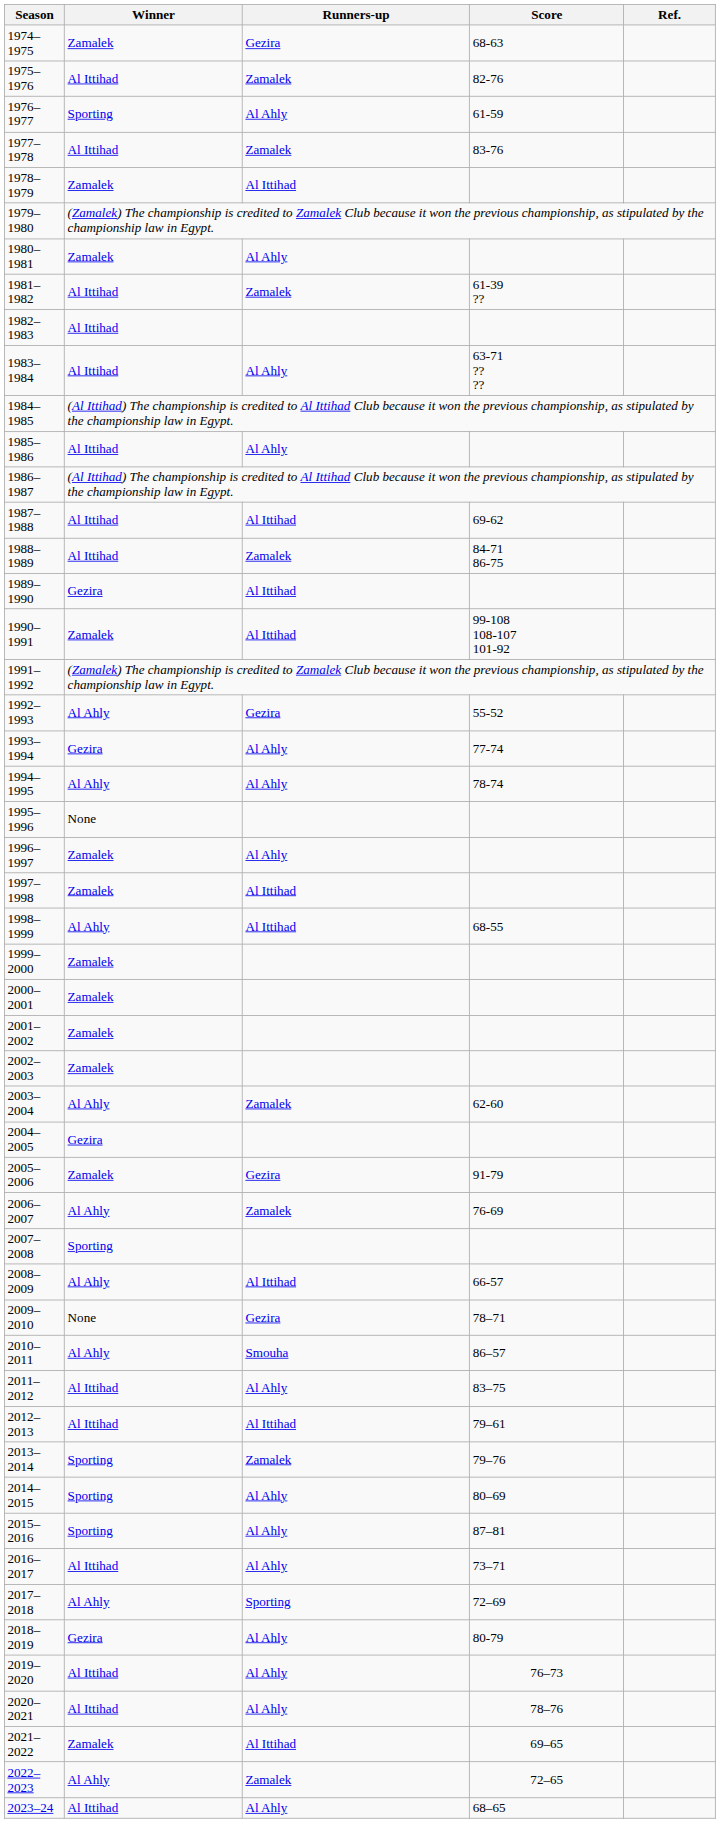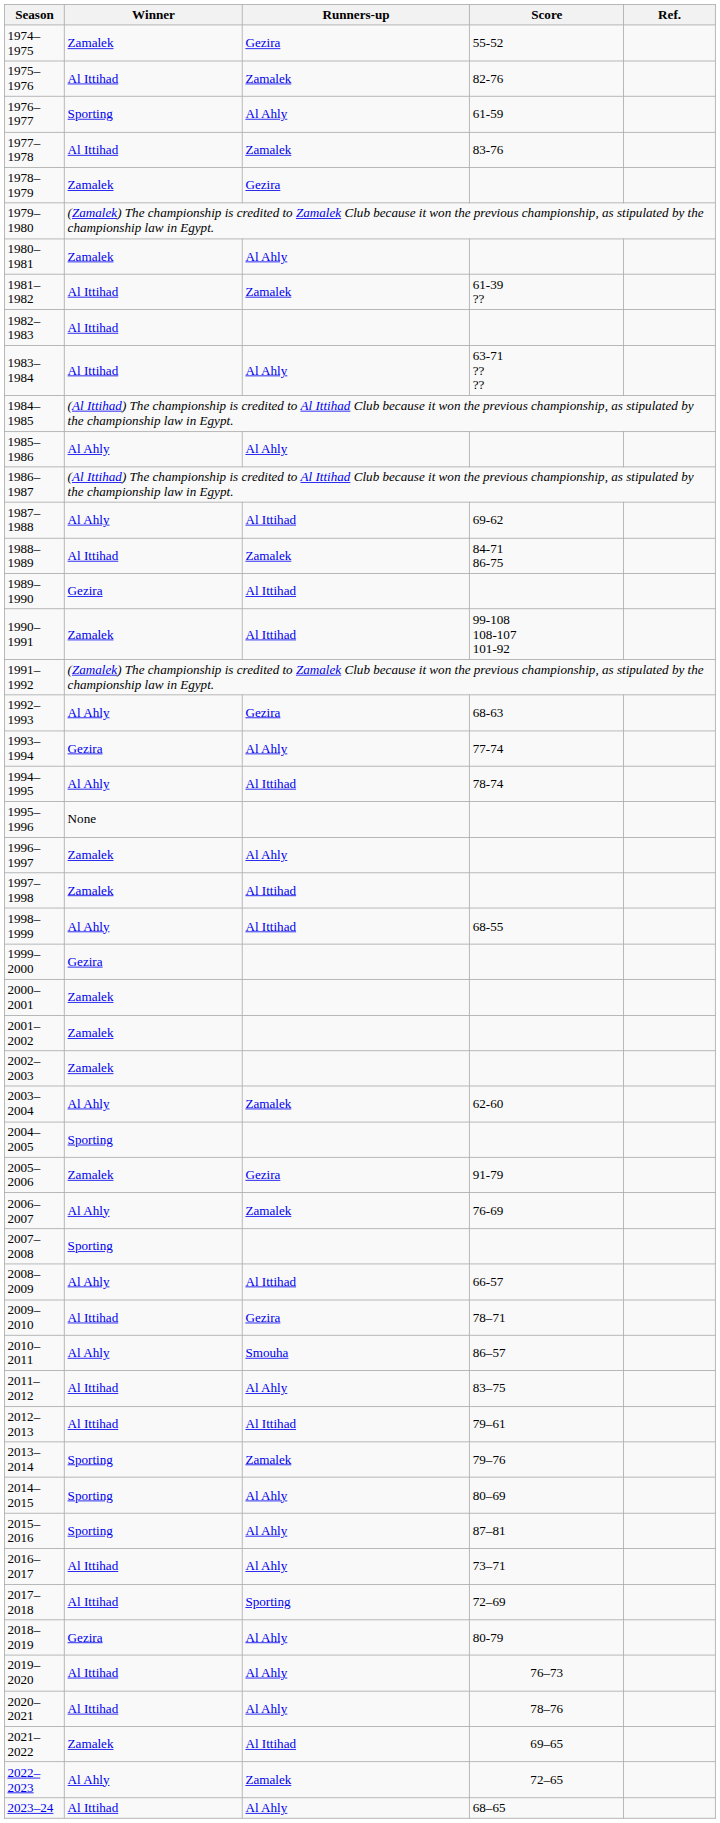(488, 43) 68-63 -> (488, 43) 55-52
(271, 185) Al Ittihad -> (263, 185) Gezira
(93, 449) Al Ittihad -> (89, 449) Al Ahly
(93, 520) Al Ittihad -> (89, 520) Al Ahly
(488, 712) 55-52 -> (488, 712) 68-63
(266, 783) Al Ahly -> (271, 783) Al Ittihad
(91, 961) Zamalek -> (85, 961) Gezira
(85, 1139) Gezira -> (90, 1139) Sporting
(82, 1317) None -> (93, 1317) Al Ittihad
(89, 1602) Al Ahly -> (93, 1602) Al Ittihad
